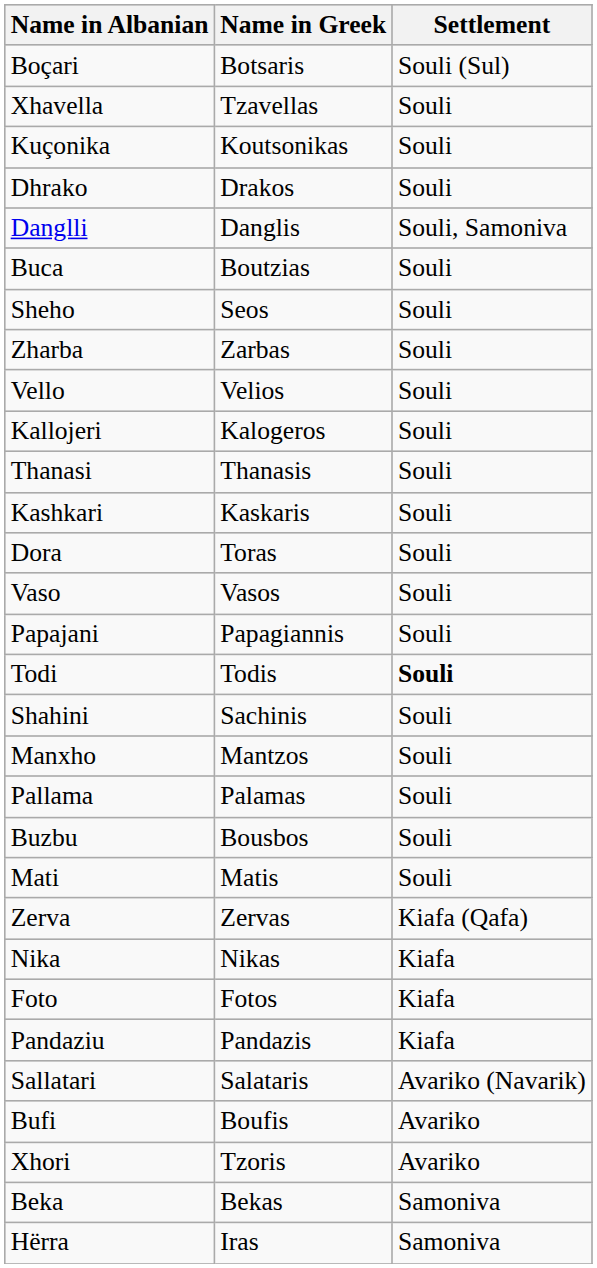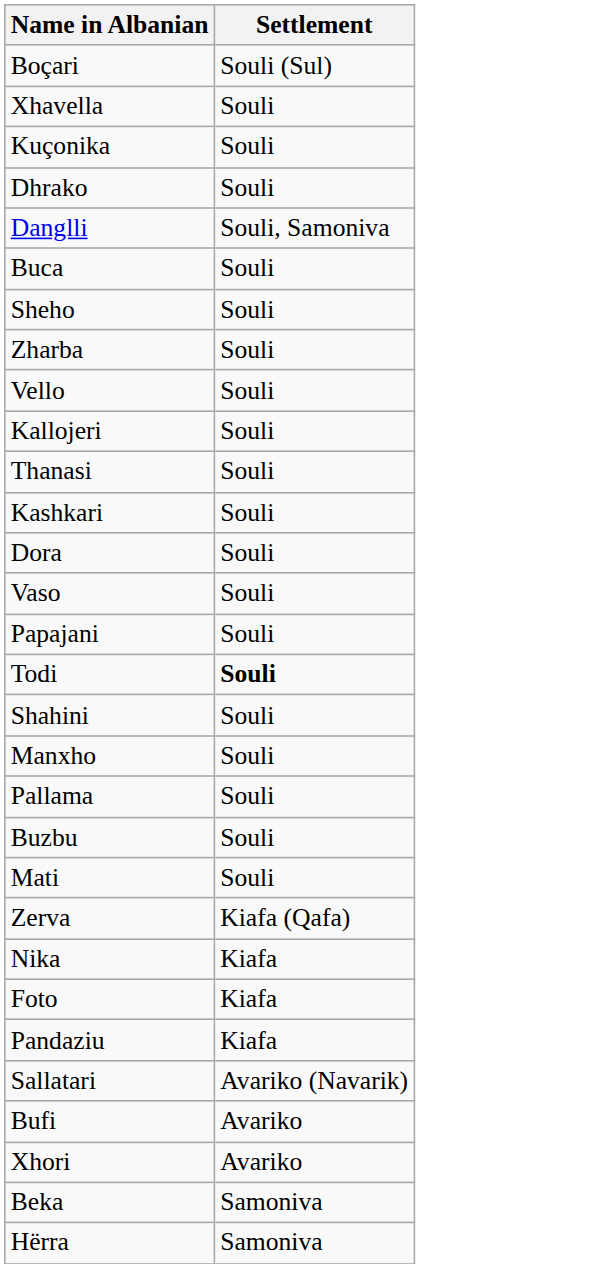- column: (303, 24)
